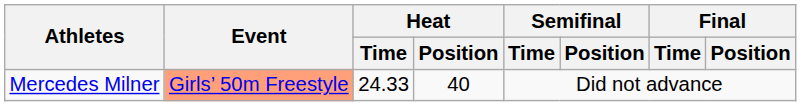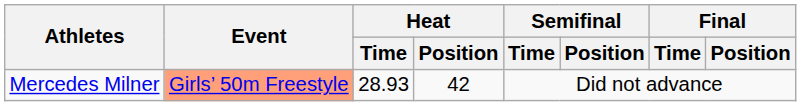(384, 85) 24.33 -> (384, 85) 28.93
(458, 85) 40 -> (458, 85) 42
